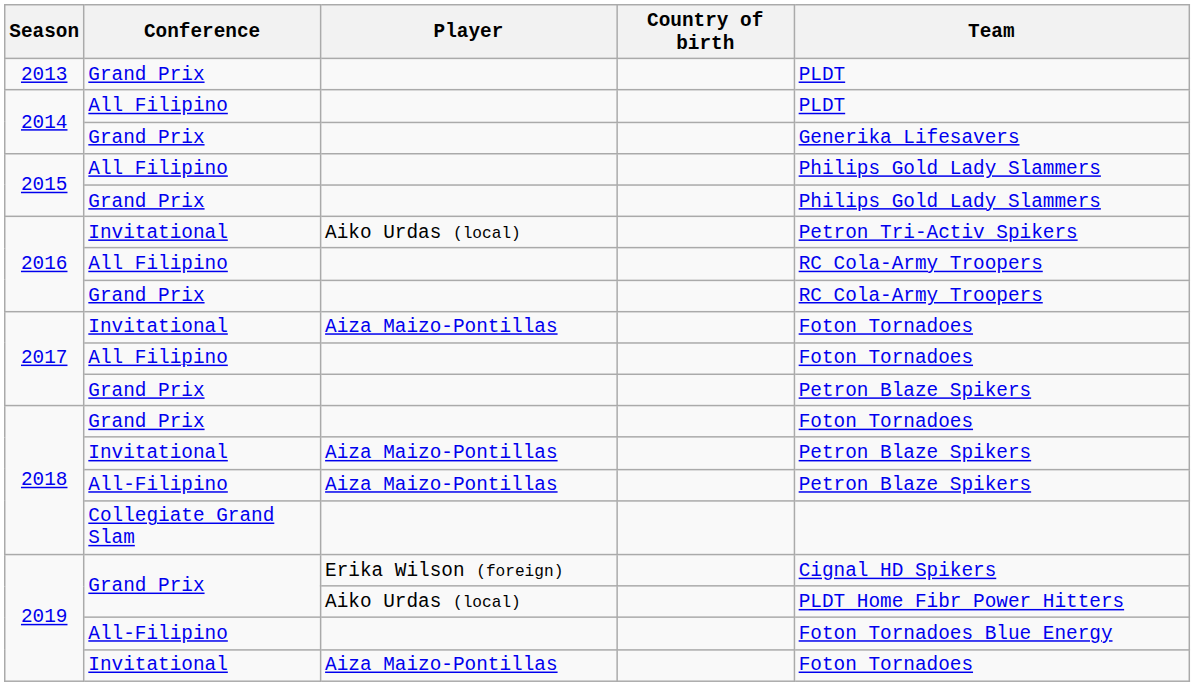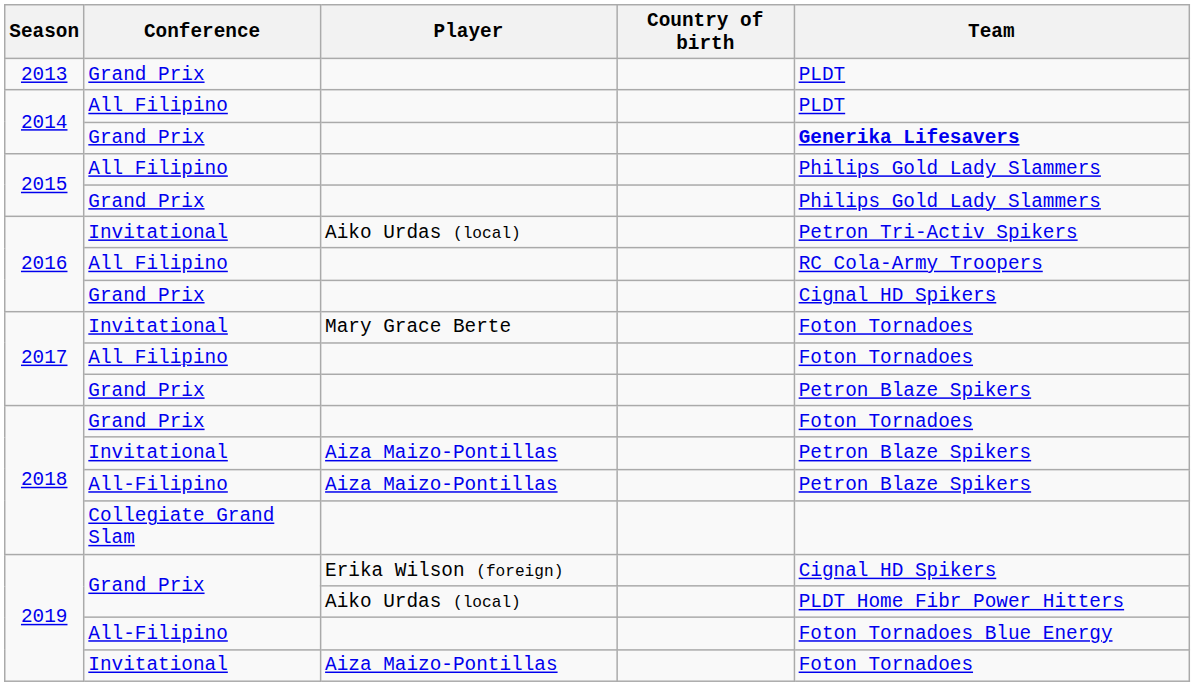(909, 138) normal -> (909, 138) bold
(921, 295) RC Cola-Army Troopers -> (897, 295) Cignal HD Spikers
(441, 327) Aiza Maizo-Pontillas -> (418, 327) Mary Grace Berte
